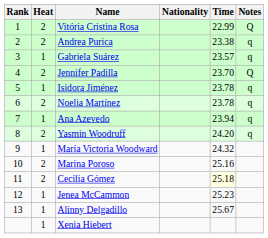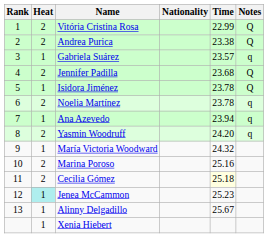(250, 42) q -> (250, 42) Q
(223, 73) 23.70 -> (223, 73) 23.68
(250, 88) q -> (250, 88) Q
(43, 194) no background -> (43, 194) paleturquoise background
